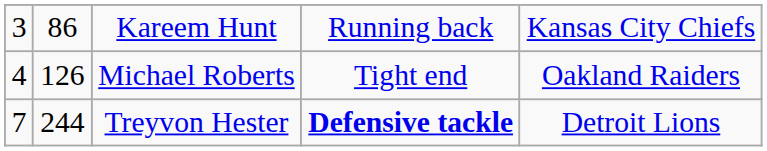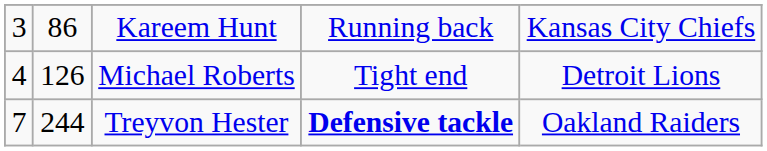(641, 74) Oakland Raiders -> (641, 74) Detroit Lions
(641, 121) Detroit Lions -> (641, 121) Oakland Raiders
